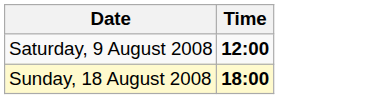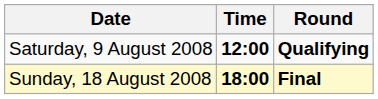+ column: (323, 19)
